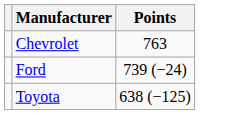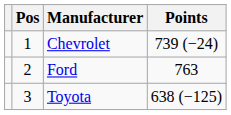+ column: (28, 17)
(155, 44) 763 -> (186, 44) 739 (−24)
(155, 70) 739 (−24) -> (186, 70) 763
